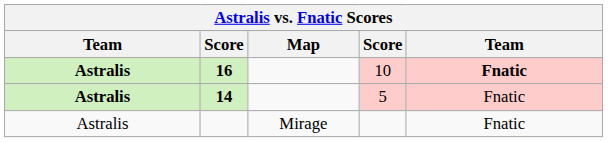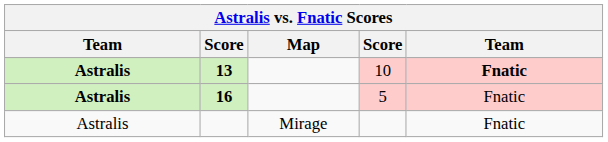(224, 70) 16 -> (224, 70) 13
(224, 96) 14 -> (224, 96) 16
